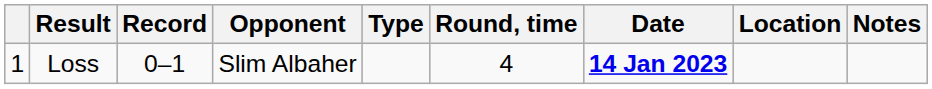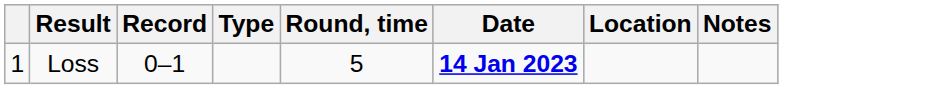- column: (288, 24)
(506, 63) 4 -> (357, 63) 5
